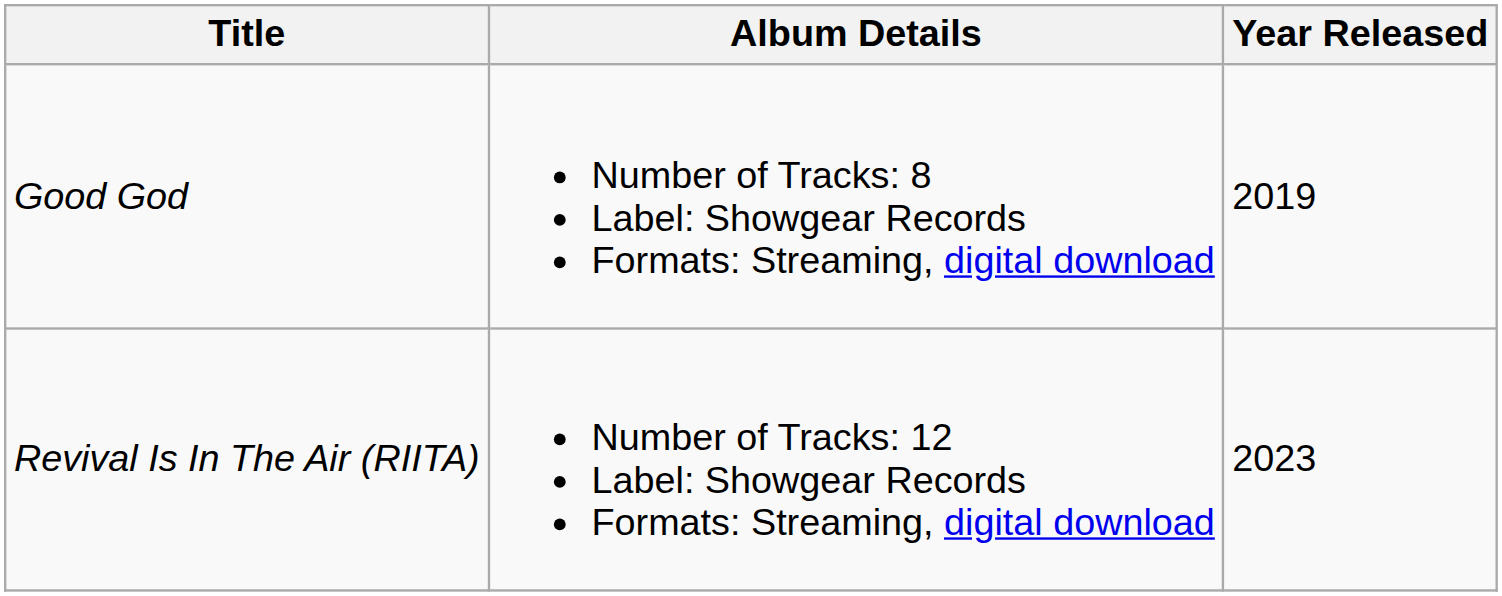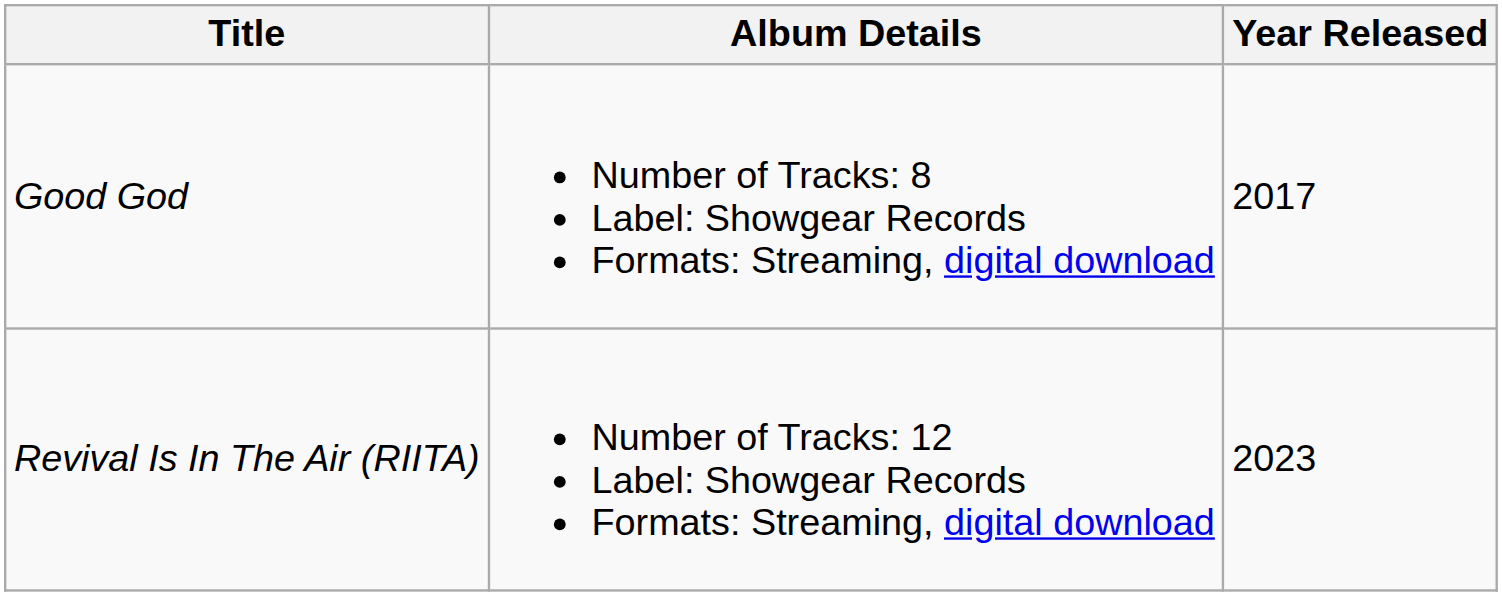(1274, 195) 2019 -> (1274, 195) 2017
